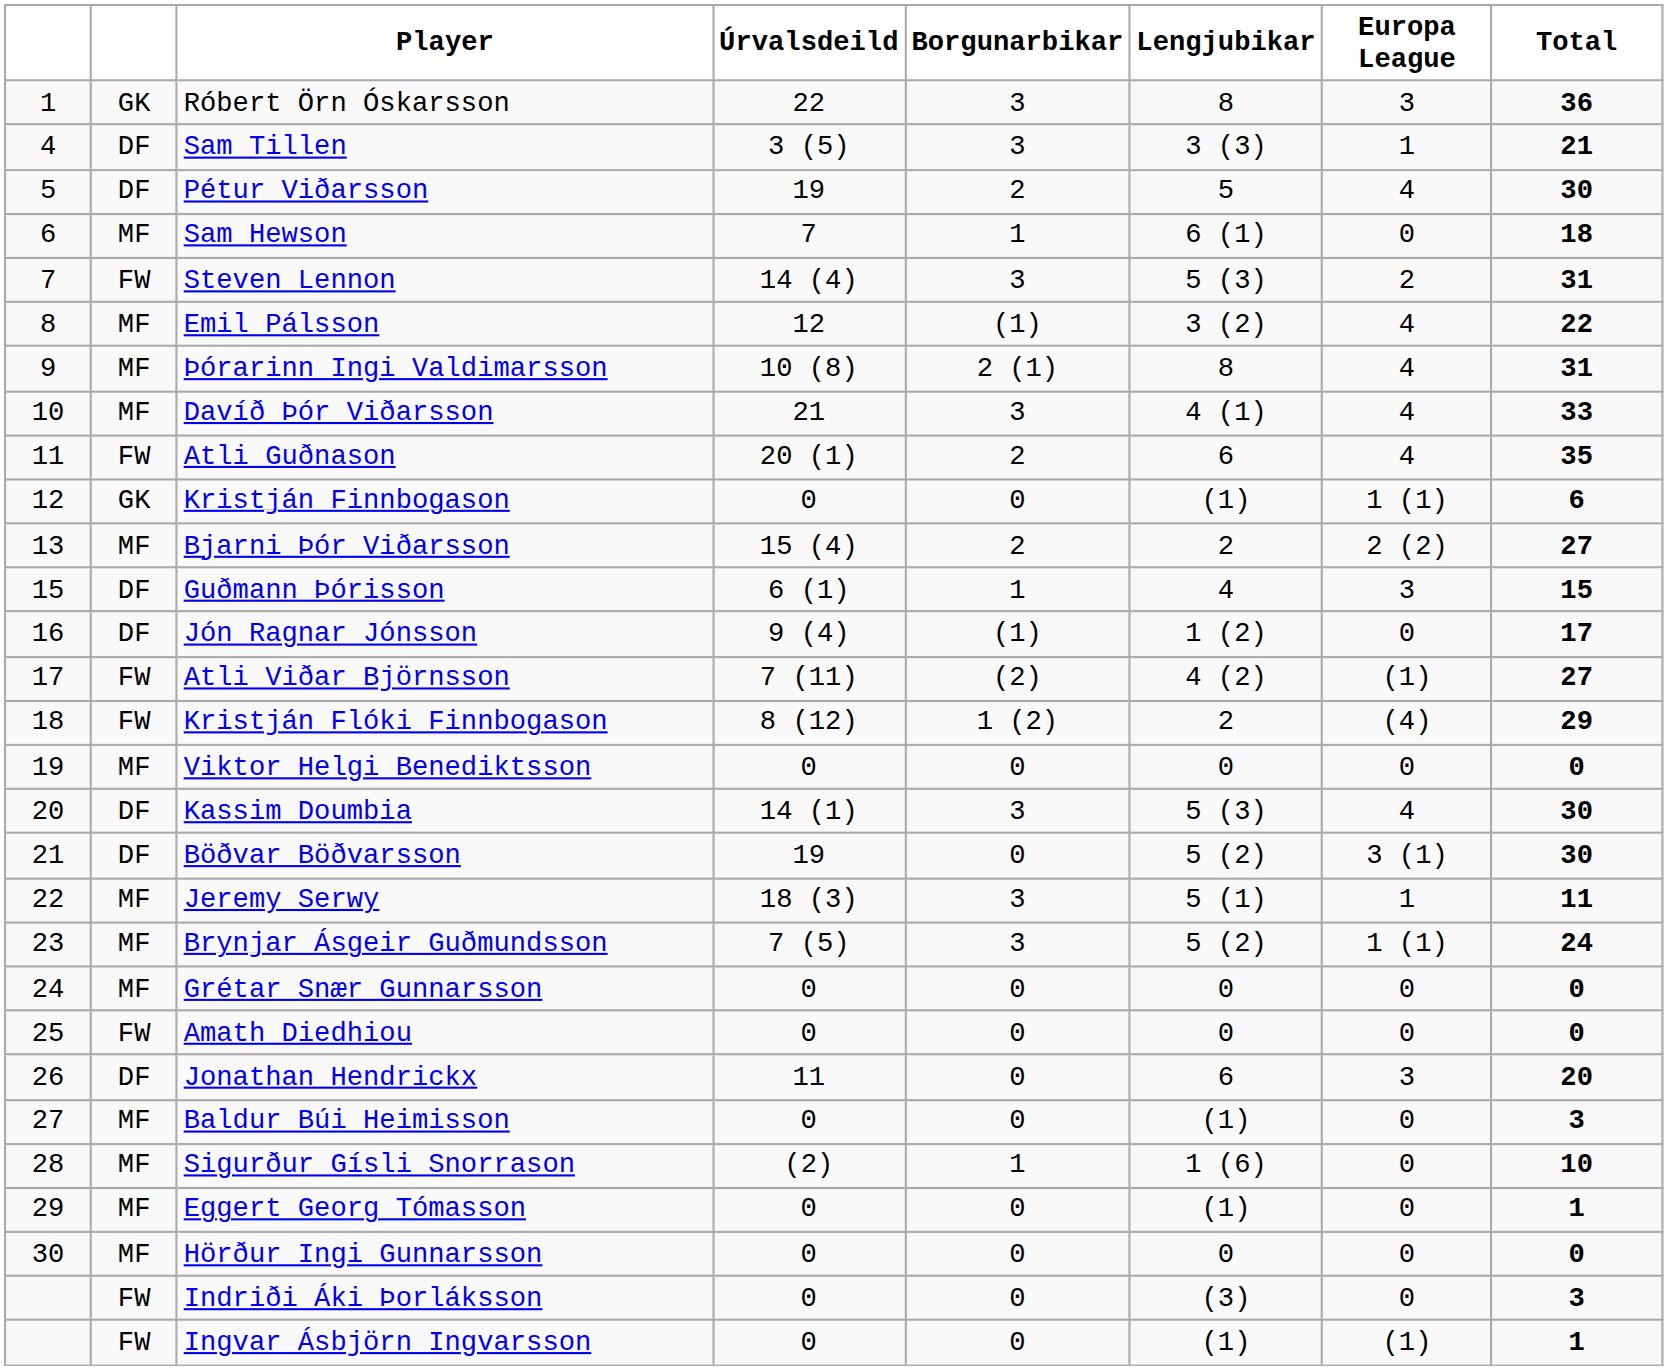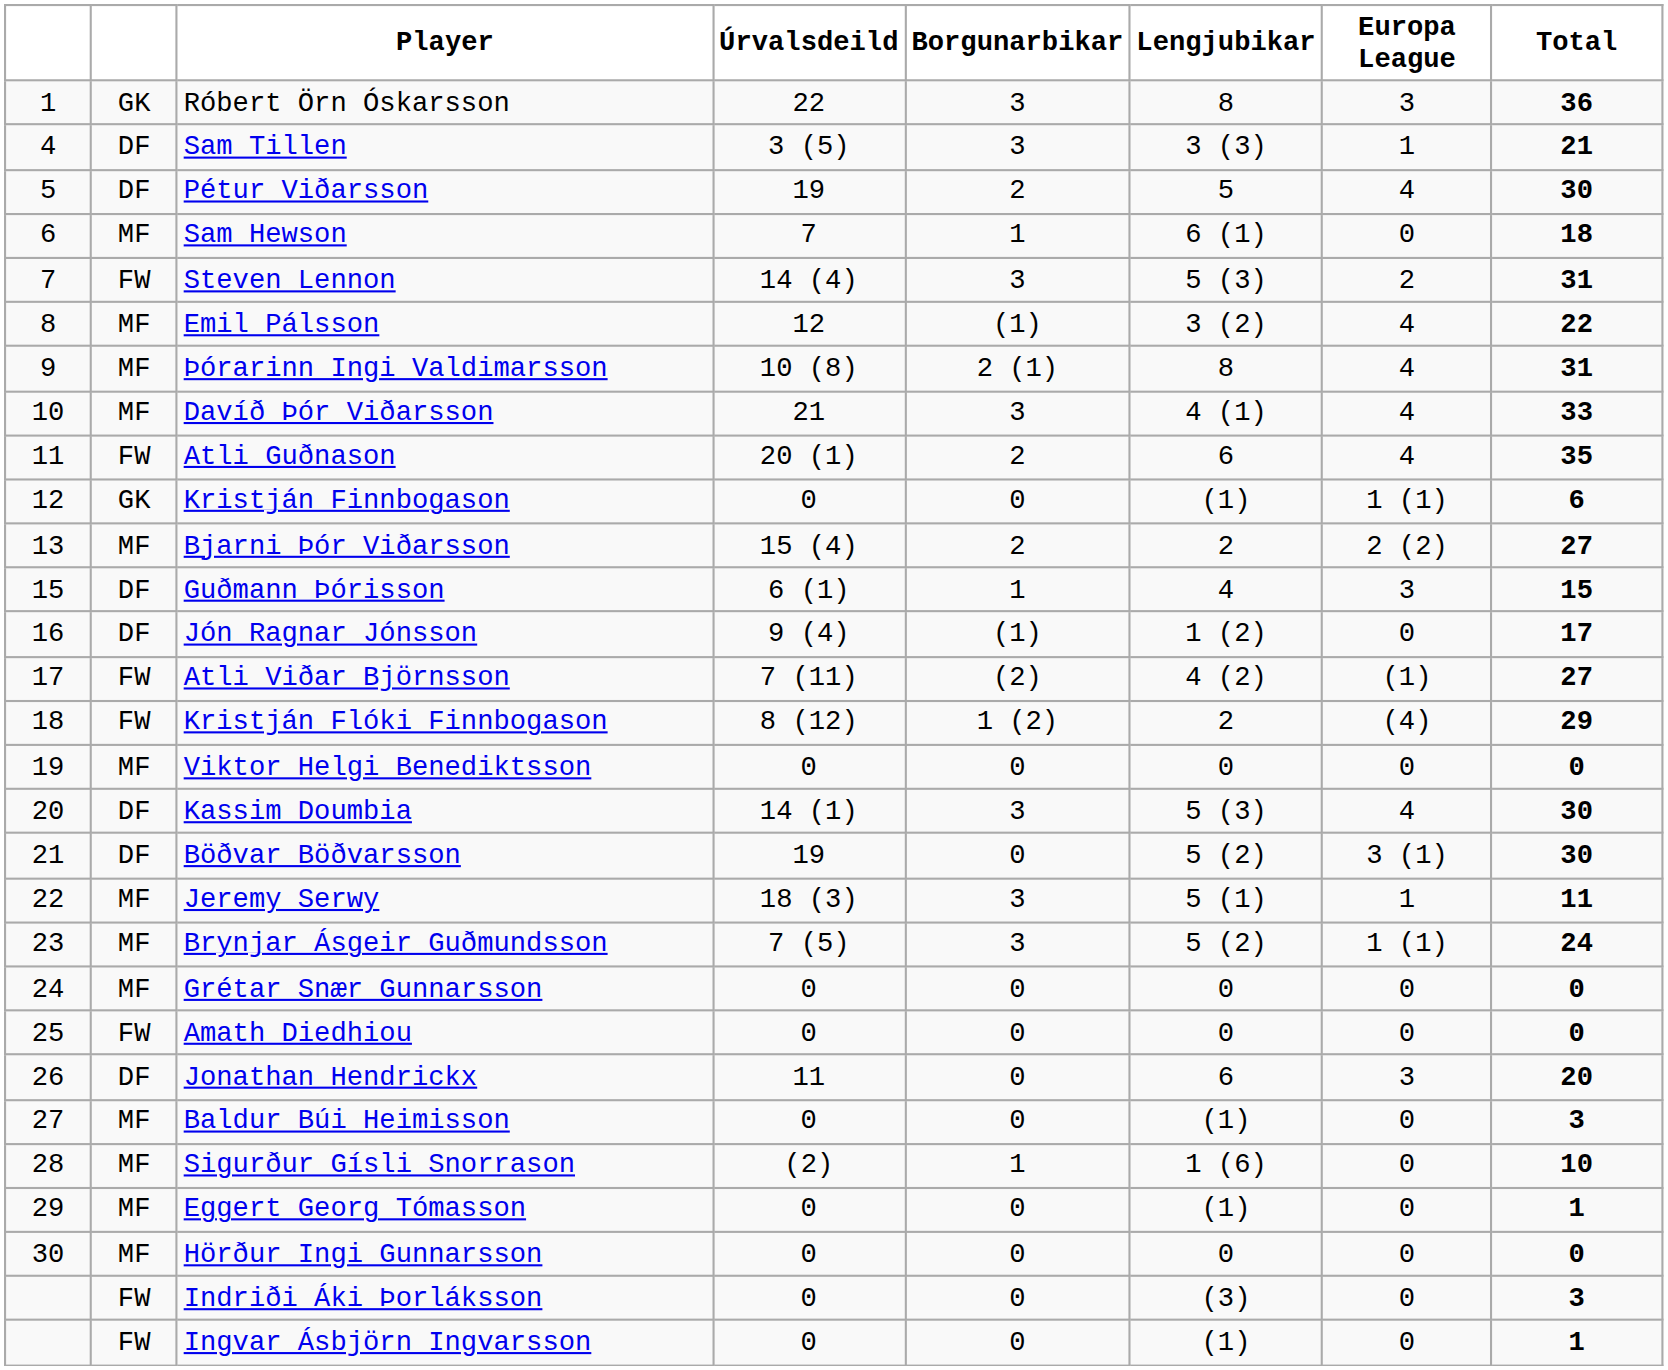(1407, 1343) (1) -> (1407, 1343) 0
